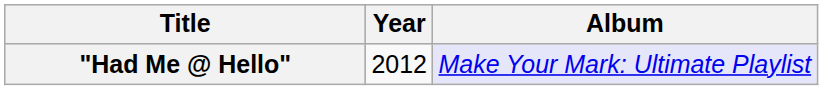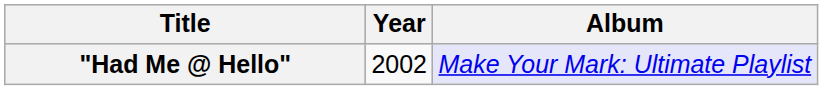(399, 63) 2012 -> (399, 63) 2002
